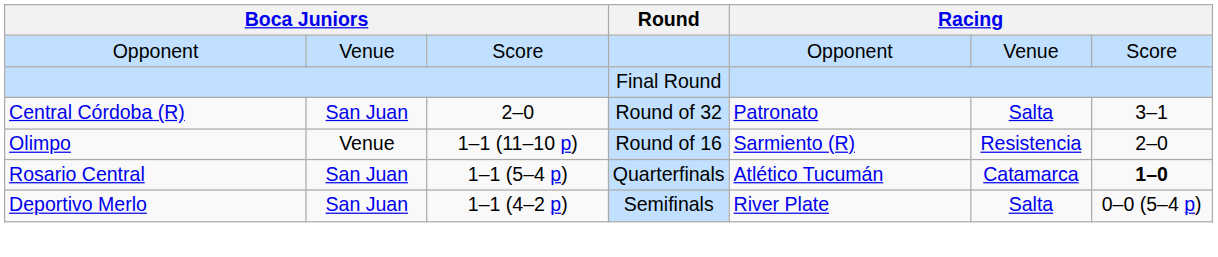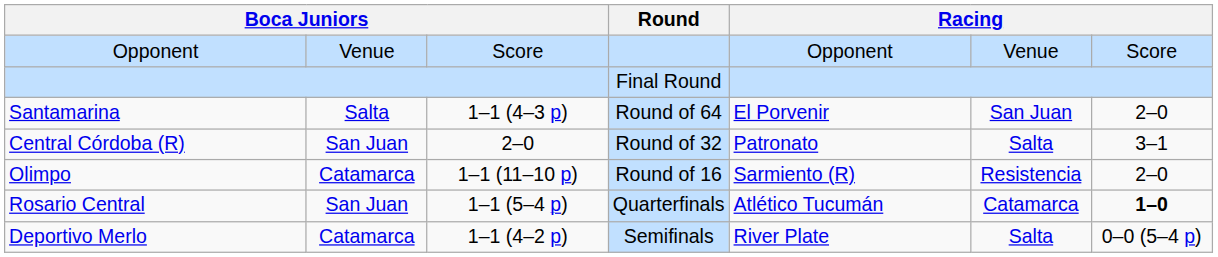+ row: (64, 112)
(367, 143) Venue -> (367, 174) Catamarca
(367, 205) San Juan -> (367, 236) Catamarca
